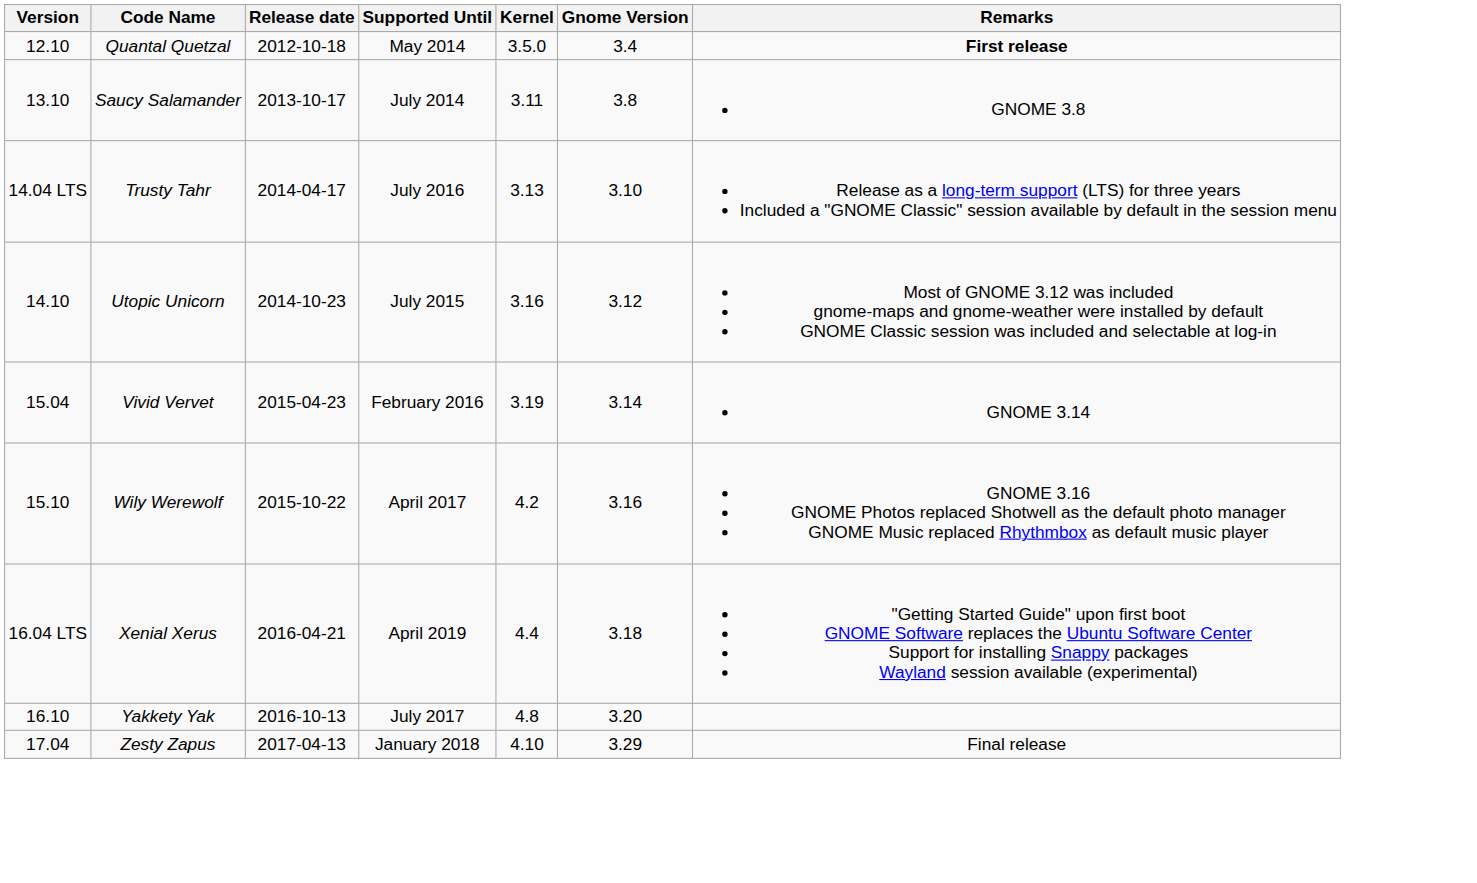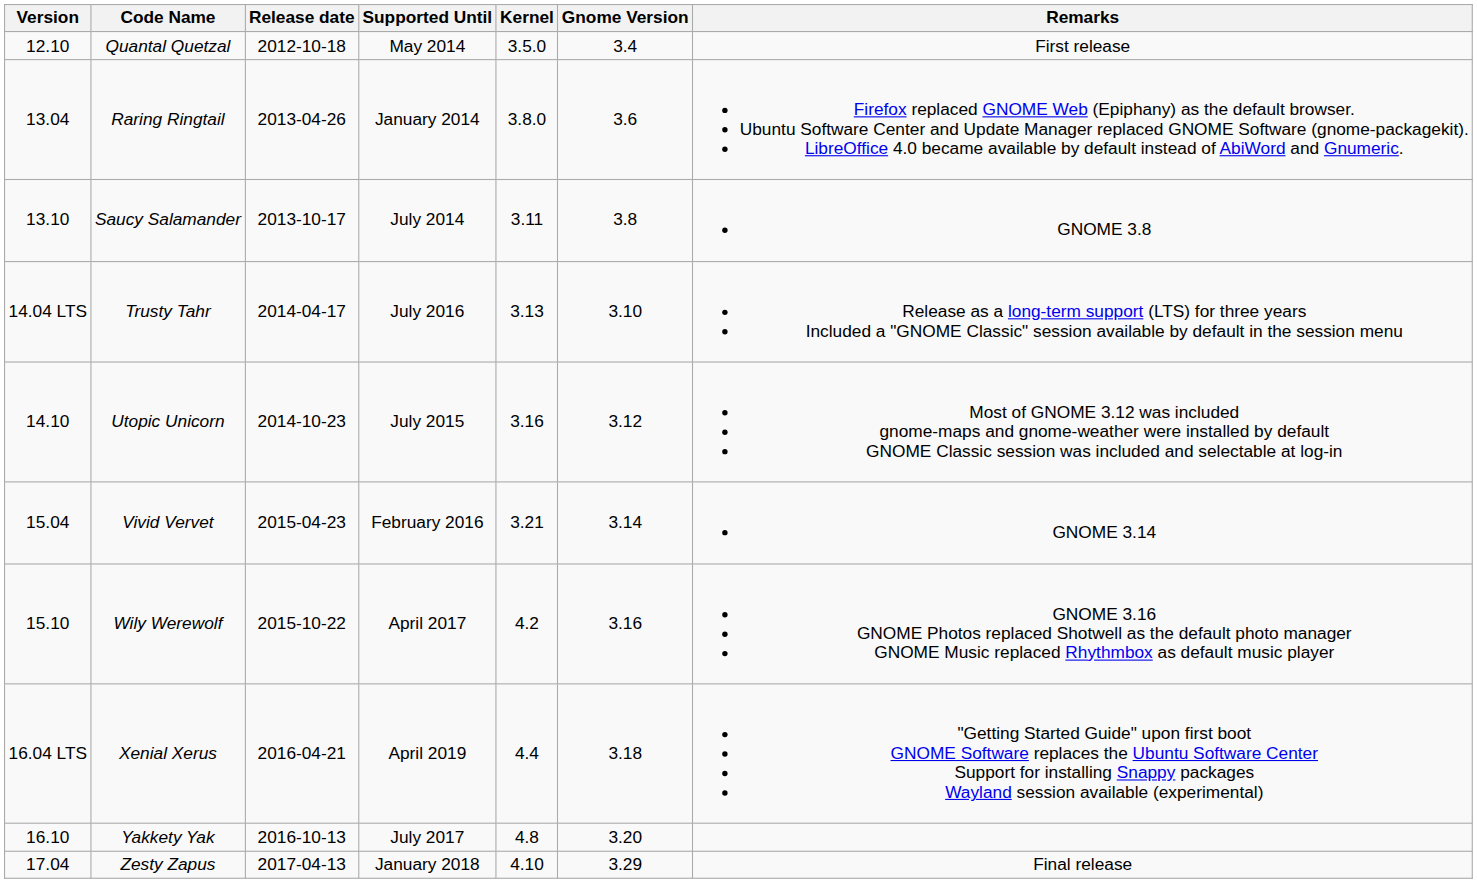(1017, 45) bold -> (1083, 45) normal
+ row: (168, 119)
(527, 402) 3.19 -> (527, 522) 3.21
